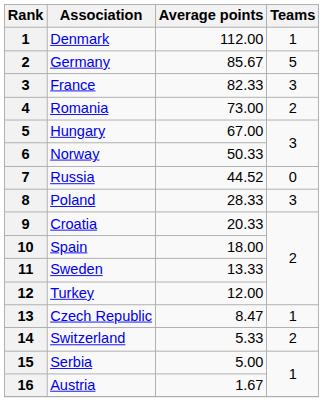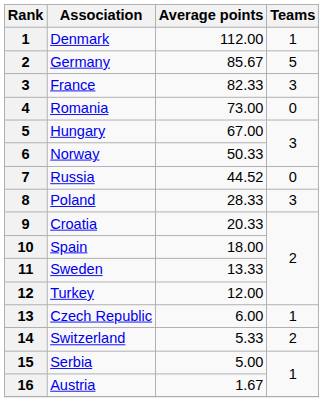(293, 108) 2 -> (293, 108) 0
(249, 316) 8.47 -> (249, 316) 6.00
